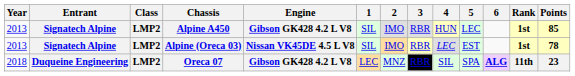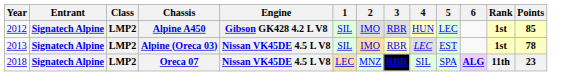(17, 28) 2013 -> (17, 28) 2012
(80, 62) Duqueine Engineering -> (68, 62) Signatech Alpine
(300, 62) Gibson GK428 4.2 L V8 -> (276, 62) Nissan VK45DE 4.5 L V8
(420, 62) normal -> (397, 62) bold
